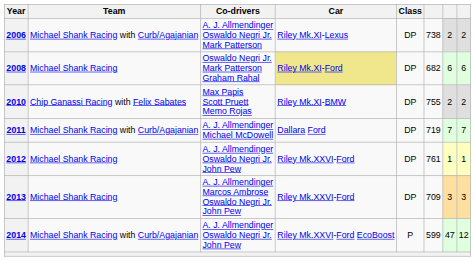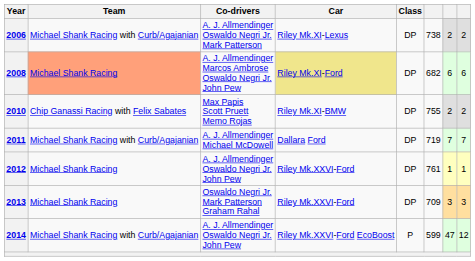(74, 69) no background -> (74, 74) lightsalmon background
(237, 69) Oswaldo Negri Jr. Mark Patterson Graham Rahal -> (238, 74) A. J. Allmendinger Marcos Ambrose Oswaldo Negri Jr. John Pew
(238, 197) A. J. Allmendinger Marcos Ambrose Oswaldo Negri Jr. John Pew -> (237, 202) Oswaldo Negri Jr. Mark Patterson Graham Rahal
